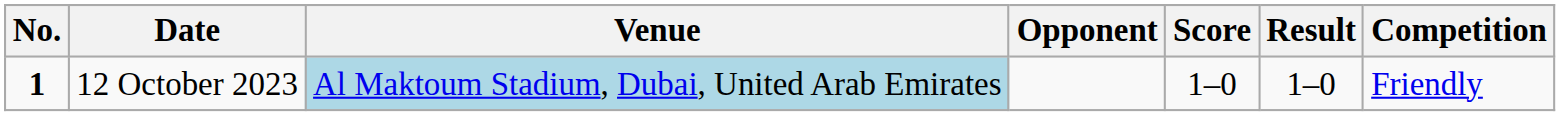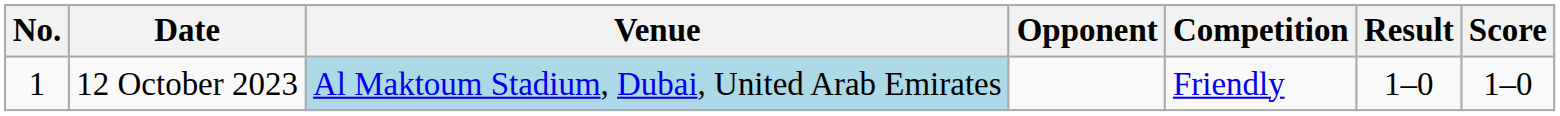columns swapped: (1212, 30) <-> (1459, 30)
(37, 82) bold -> (37, 82) normal
